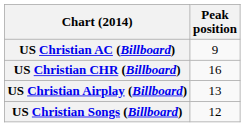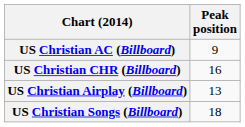(215, 111) 12 -> (215, 111) 18
